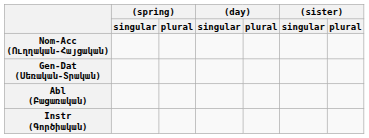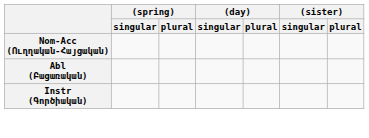- row: (58, 71)
